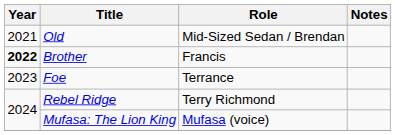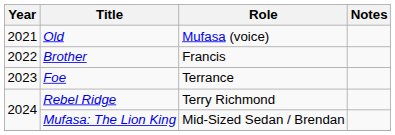(263, 36) Mid-Sized Sedan / Brendan -> (226, 36) Mufasa (voice)
(22, 57) bold -> (22, 57) normal
(226, 120) Mufasa (voice) -> (263, 120) Mid-Sized Sedan / Brendan
